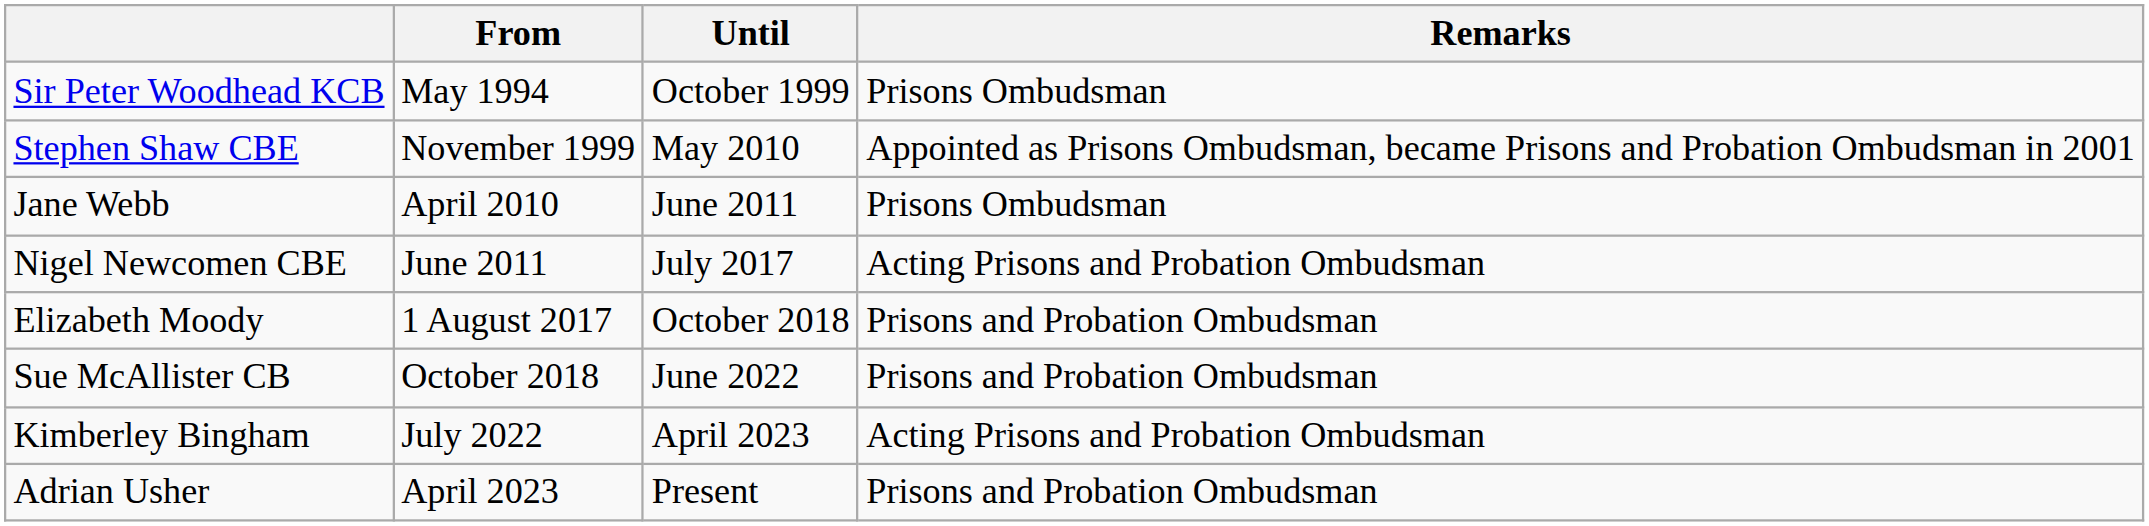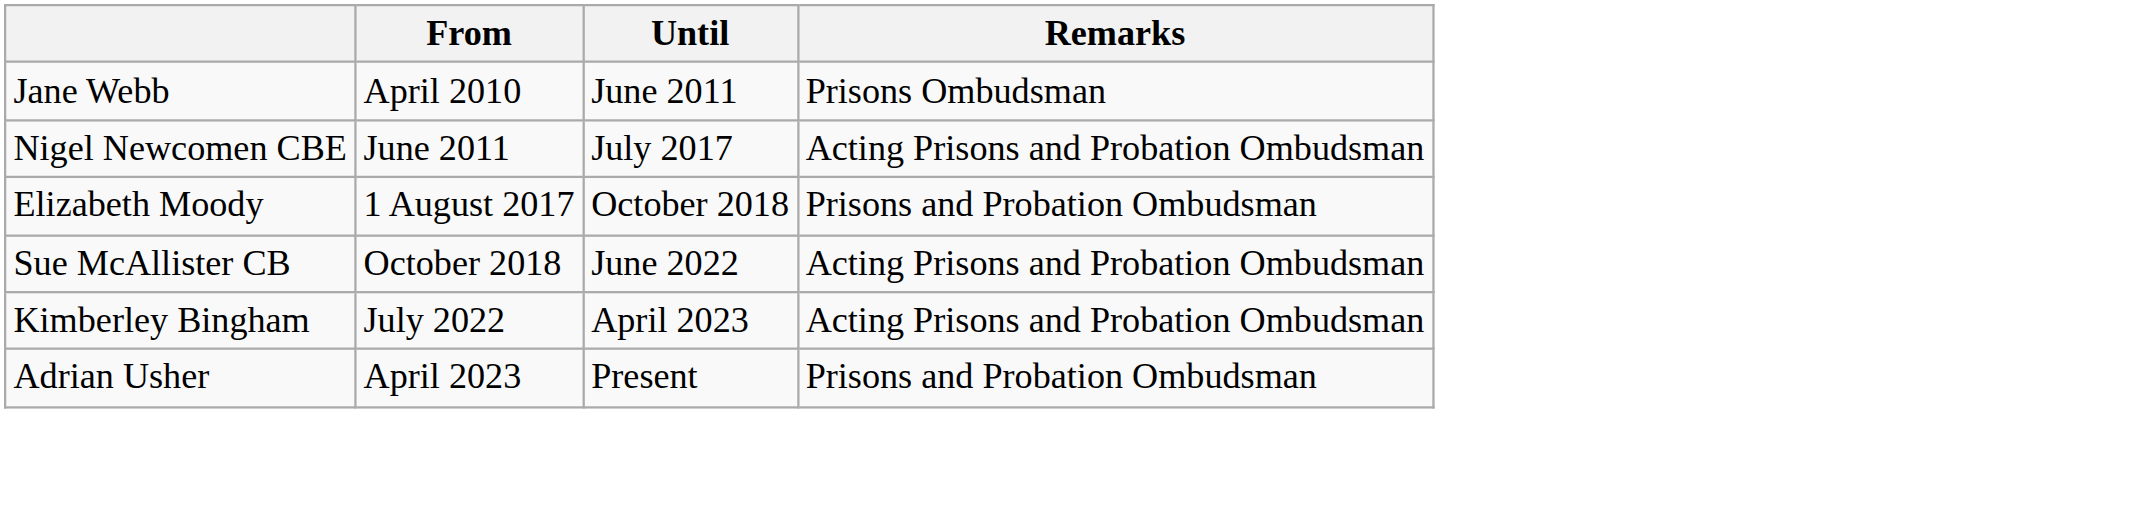- row: (199, 90)
- row: (156, 147)
(1122, 377) Prisons and Probation Ombudsman -> (1115, 262) Acting Prisons and Probation Ombudsman
